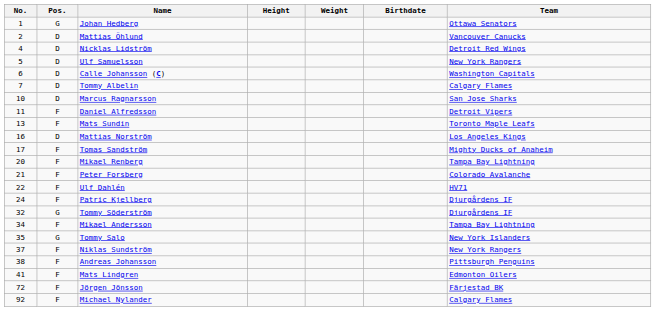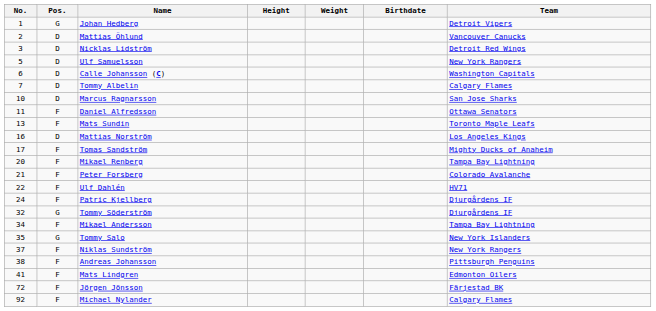(483, 23) Ottawa Senators -> (481, 23) Detroit Vipers
(21, 48) 4 -> (21, 48) 3
(481, 111) Detroit Vipers -> (483, 111) Ottawa Senators
